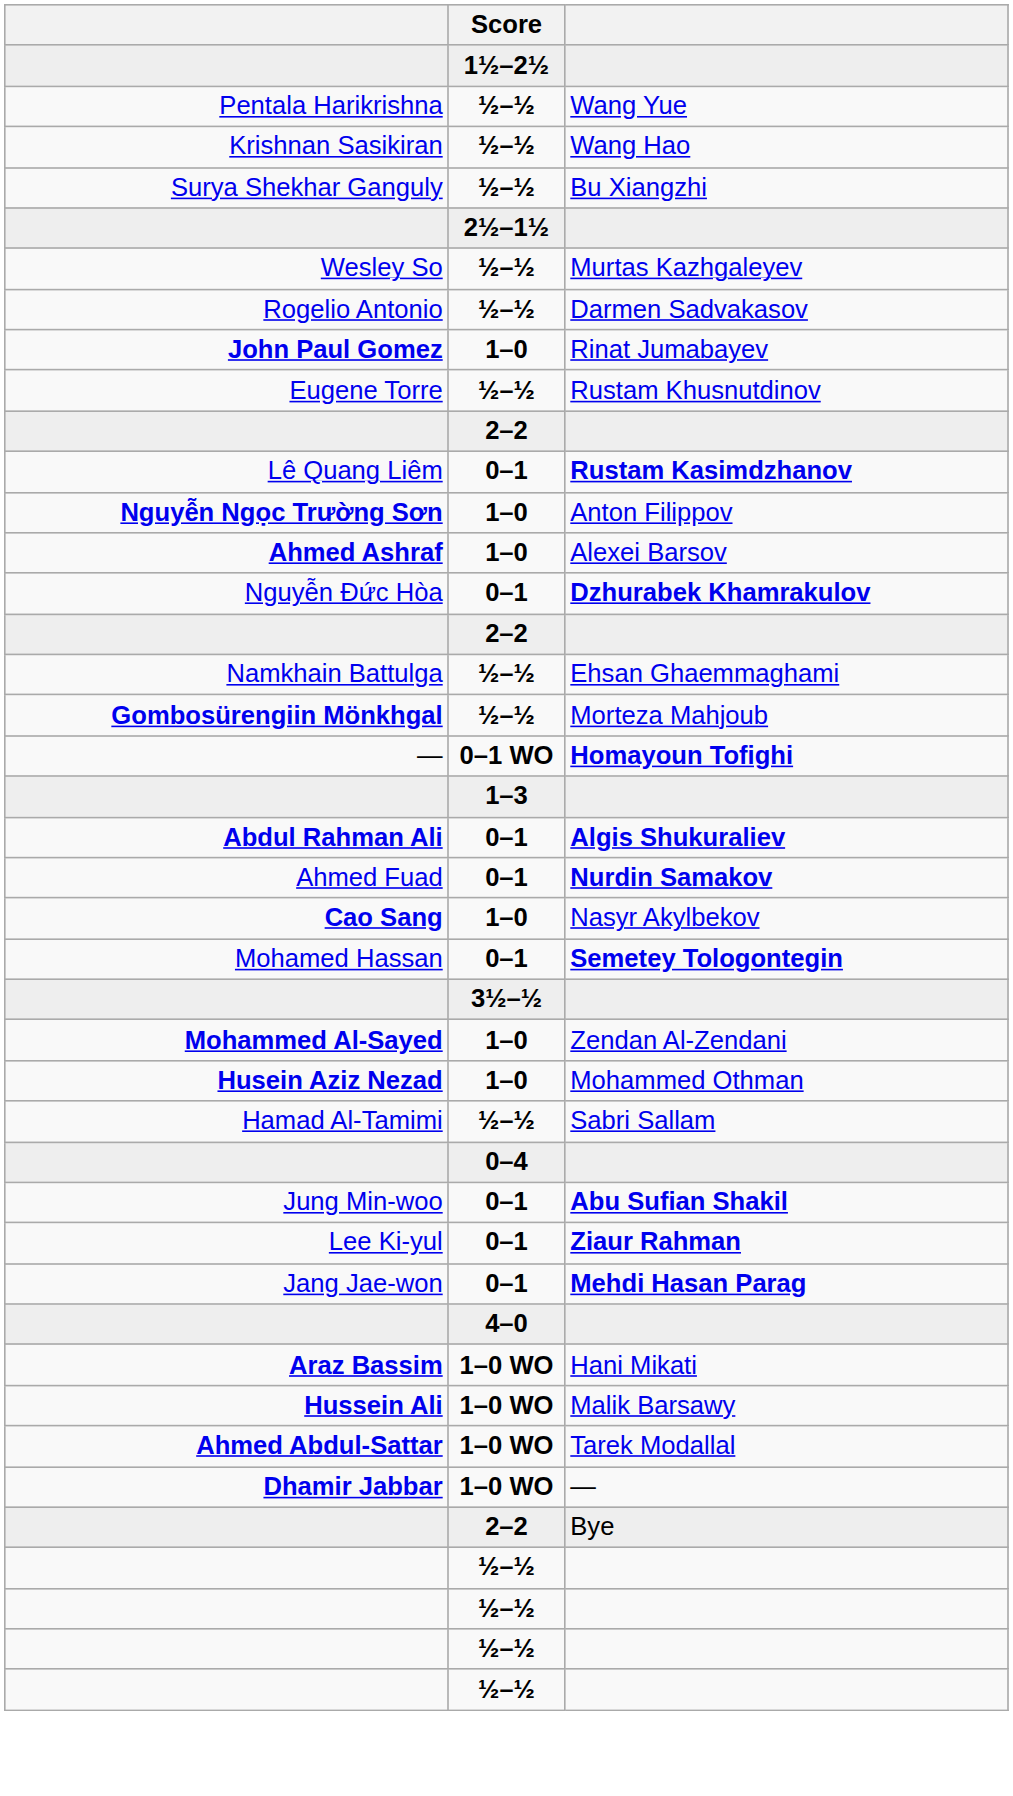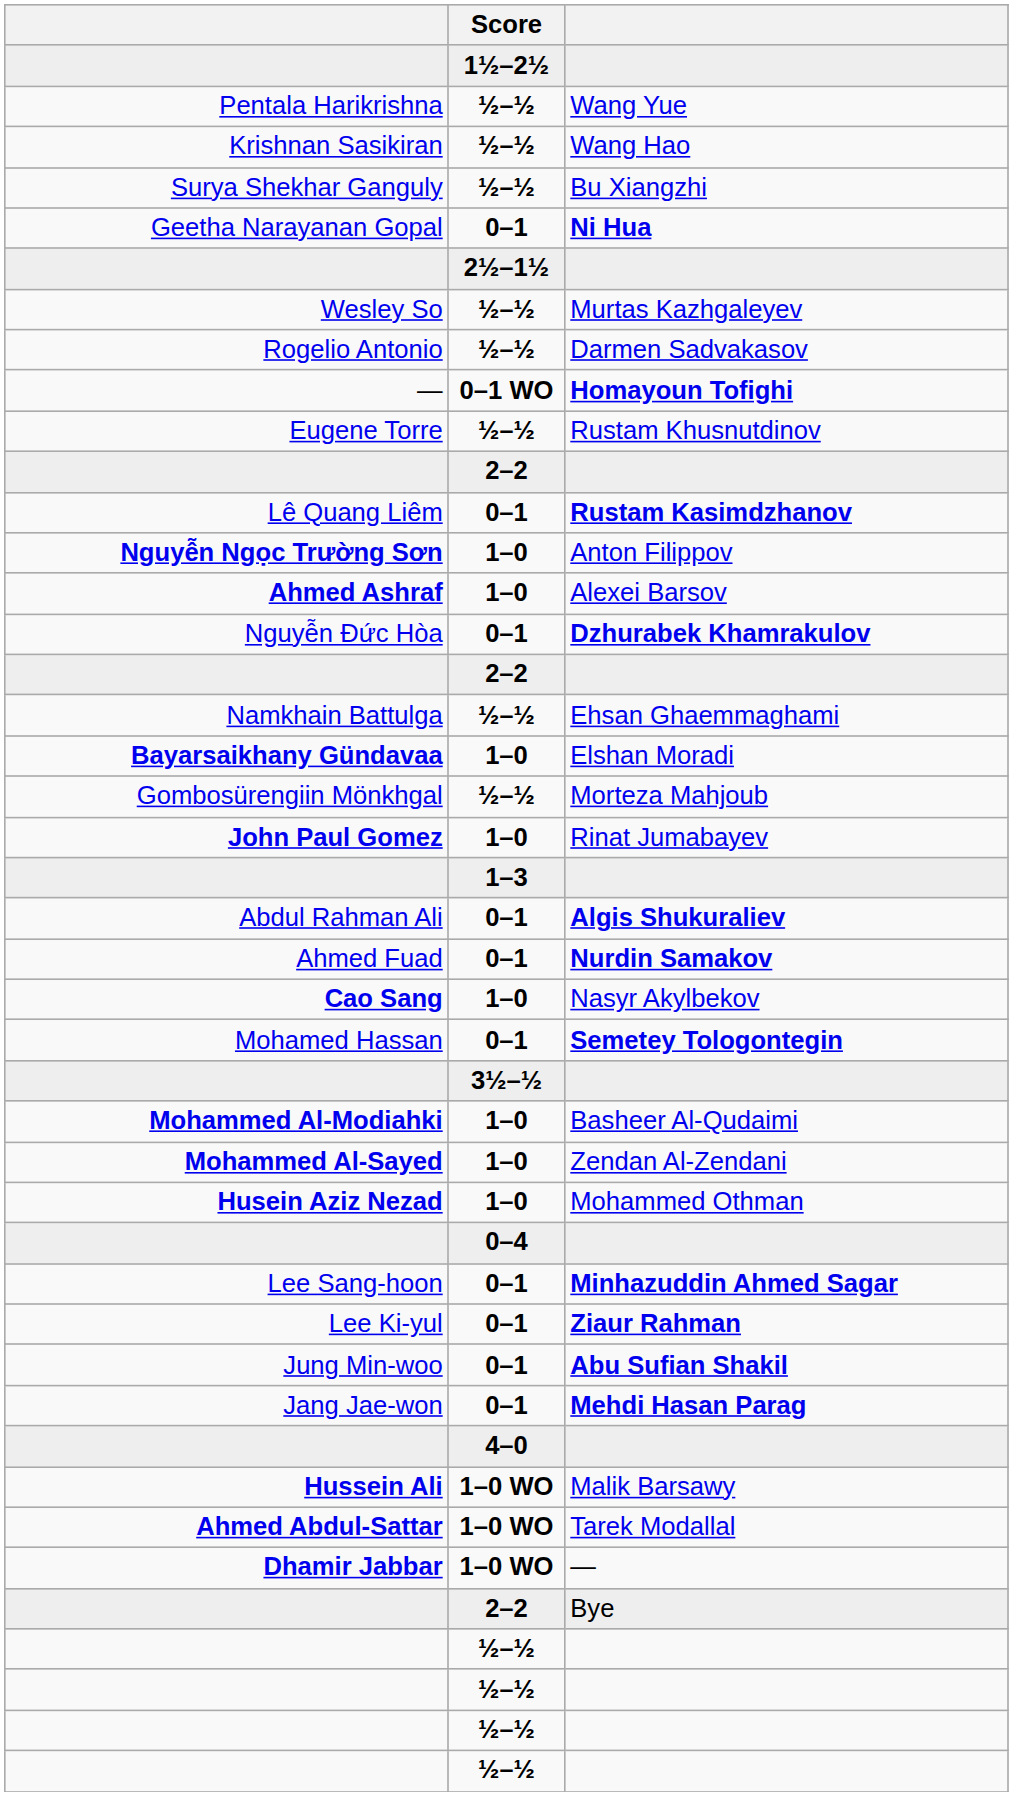+ row: (506, 227)
rows swapped: (506, 349) <-> (507, 755)
+ row: (506, 755)
(277, 715) bold -> (290, 796) normal
(333, 836) bold -> (341, 918) normal
+ row: (506, 1120)
- row: (507, 1120)
+ row: (506, 1283)
rows swapped: (506, 1242) <-> (506, 1202)
- row: (507, 1364)
